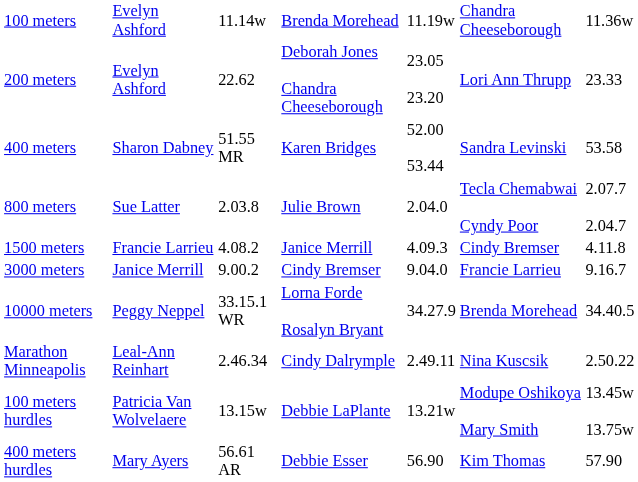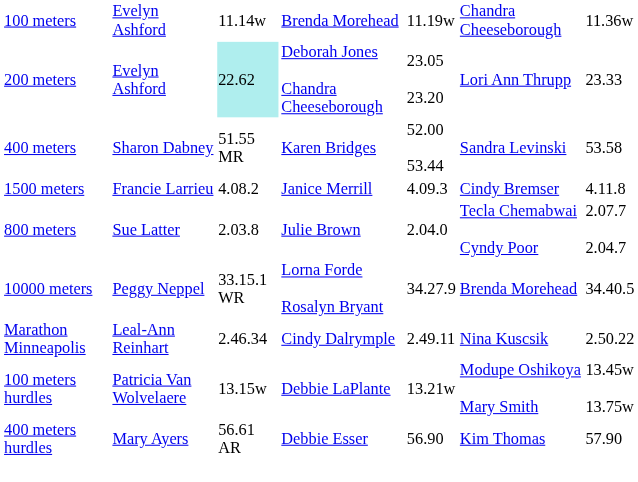(237, 79) no background -> (237, 79) paleturquoise background
rows swapped: (40, 207) <-> (44, 247)
- row: (44, 270)
